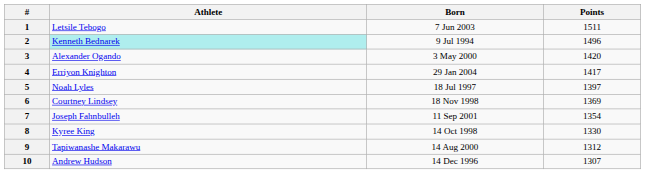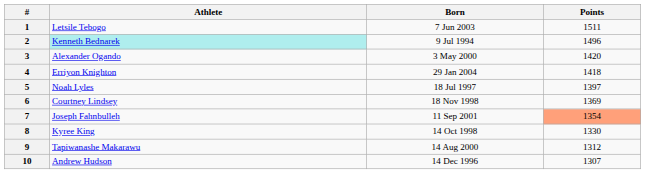(592, 72) 1417 -> (592, 72) 1418
(592, 117) no background -> (592, 117) lightsalmon background
